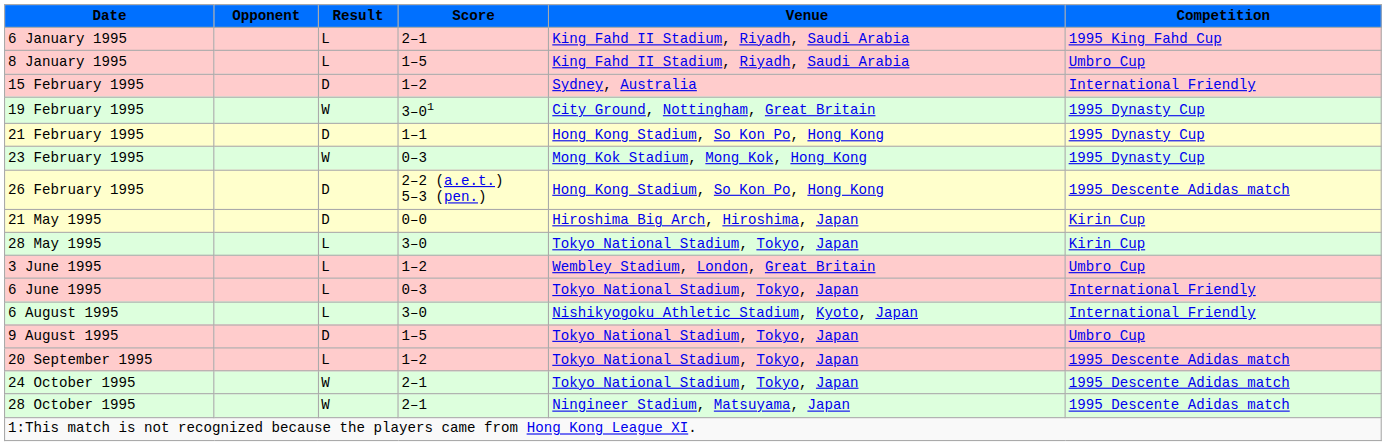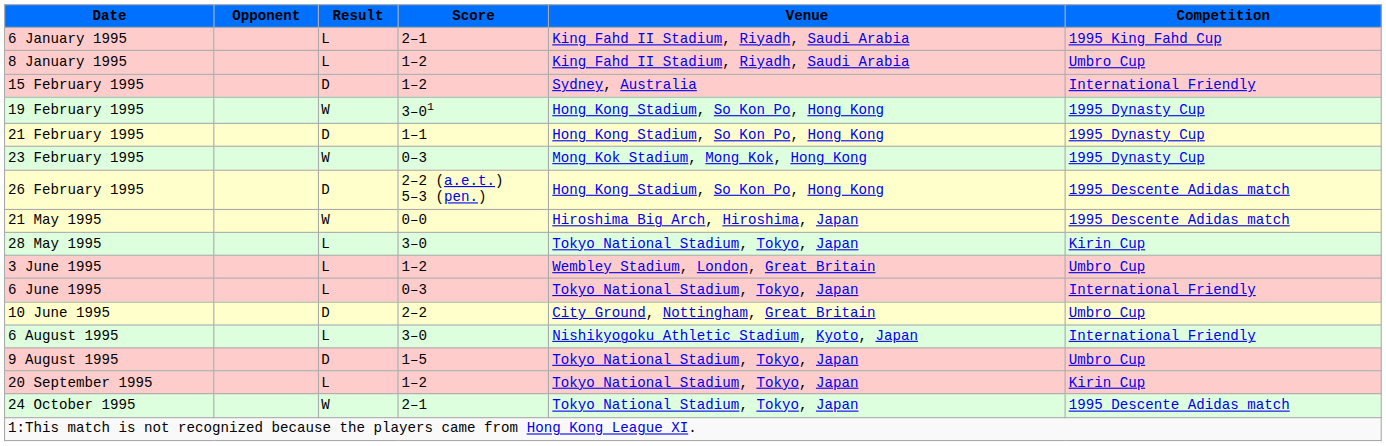(414, 62) 1–5 -> (414, 62) 1–2
(714, 110) City Ground, Nottingham, Great Britain -> (718, 110) Hong Kong Stadium, So Kon Po, Hong Kong
(326, 221) D -> (326, 221) W
(1107, 221) Kirin Cup -> (1179, 221) 1995 Descente Adidas match
+ row: (59, 313)
(1179, 359) 1995 Descente Adidas match -> (1107, 382) Kirin Cup
- row: (72, 406)
